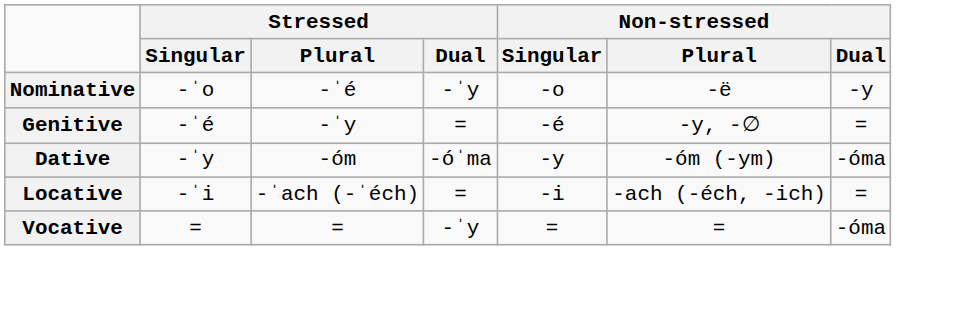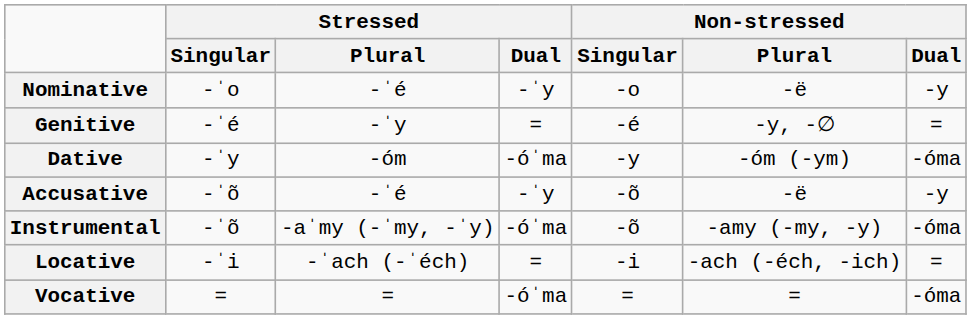+ row: (85, 194)
+ row: (85, 228)
(460, 228) -ˈy -> (536, 296) -óˈma
